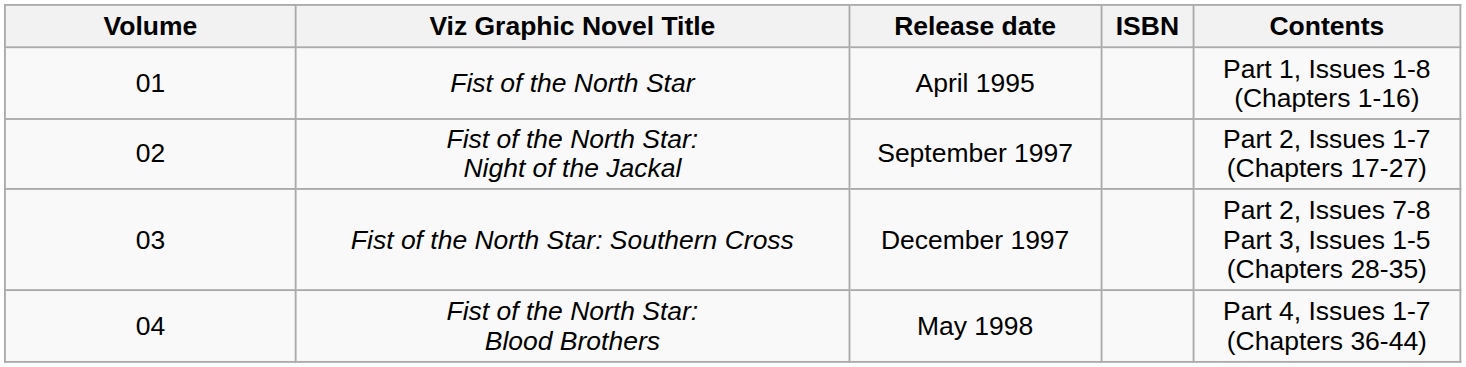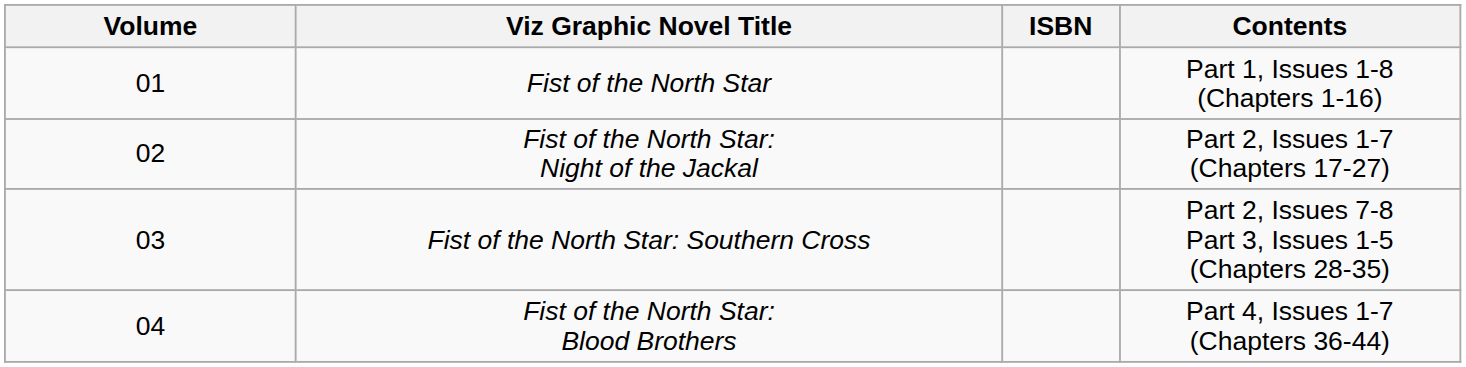- column: (975, 26)
